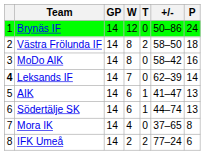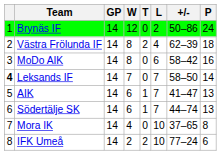+ column: (159, 12)
(167, 45) 58–50 -> (184, 45) 62–39
(167, 77) 62–39 -> (184, 77) 58–50
